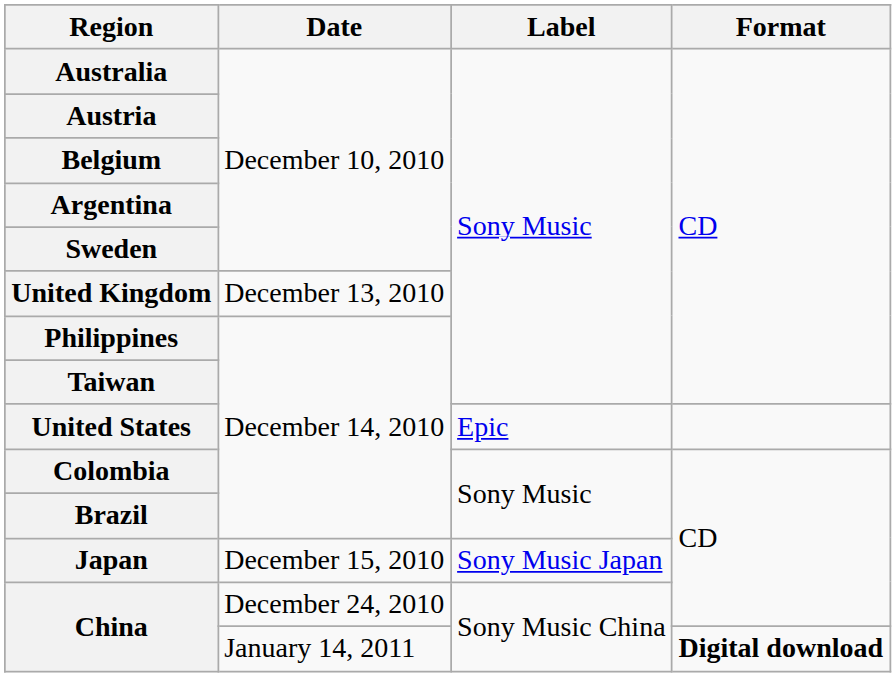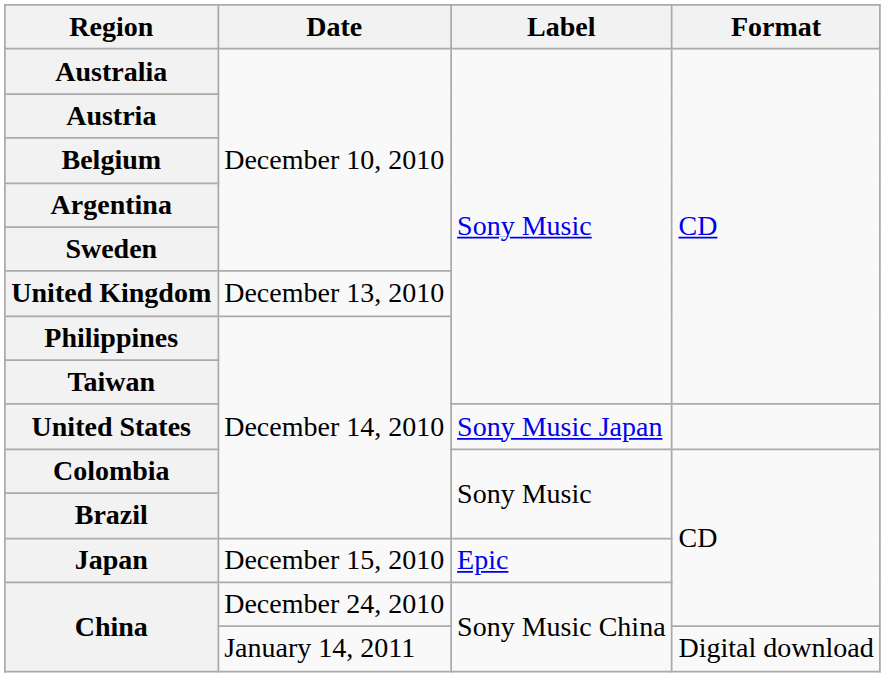(483, 426) Epic -> (560, 426) Sony Music Japan
(560, 559) Sony Music Japan -> (483, 559) Epic
(781, 648) bold -> (776, 648) normal
